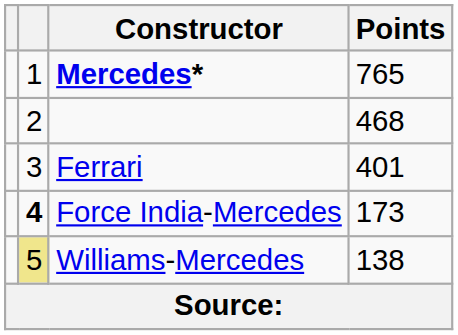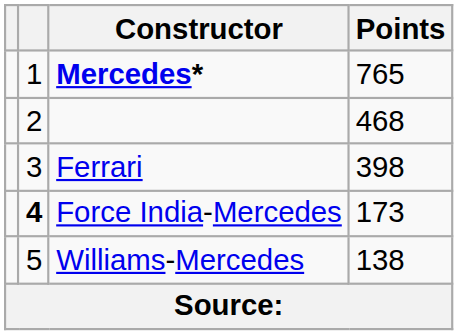(380, 167) 401 -> (380, 167) 398
(34, 259) khaki background -> (34, 259) no background
